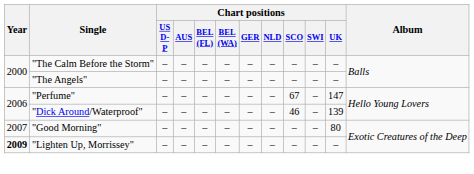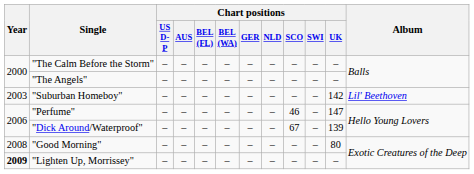+ row: (77, 96)
(294, 96) 67 -> (294, 112) 46
(294, 112) 46 -> (294, 128) 67
(17, 128) 2007 -> (17, 144) 2008
